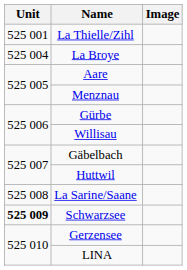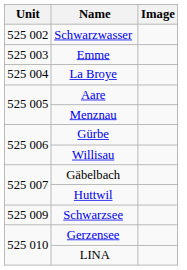- row: (97, 34)
+ row: (95, 34)
+ row: (95, 54)
- row: (97, 194)
(28, 214) bold -> (28, 214) normal
